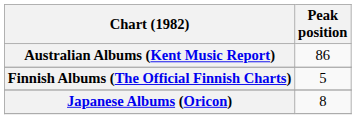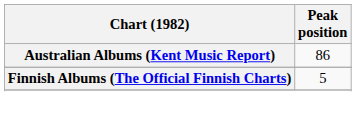- row: (150, 101)
